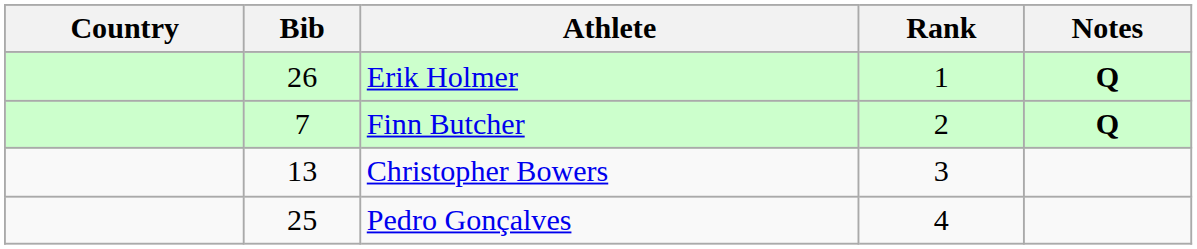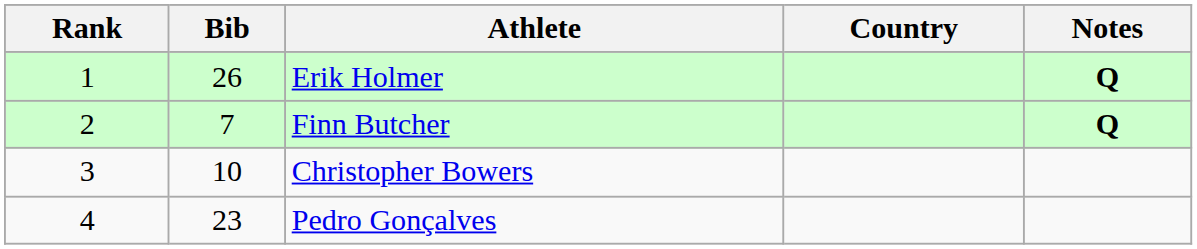columns swapped: (941, 28) <-> (125, 28)
(302, 171) 13 -> (227, 171) 10
(302, 219) 25 -> (227, 219) 23
